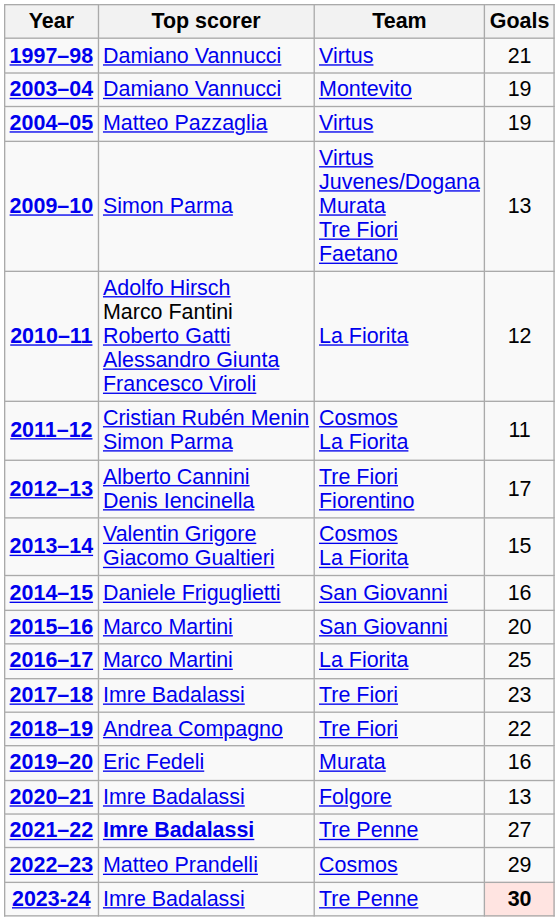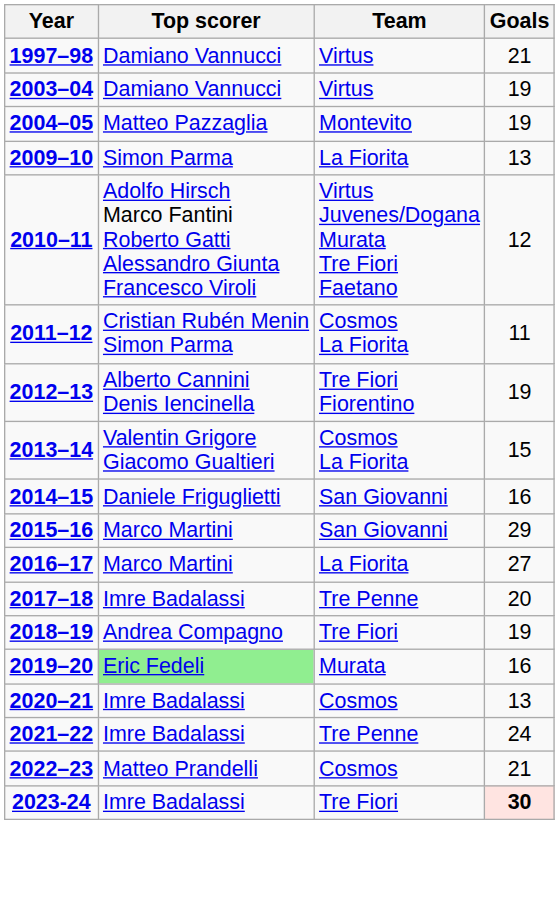(366, 89) Montevito -> (346, 89) Virtus
(346, 123) Virtus -> (366, 123) Montevito
(399, 205) Virtus Juvenes/Dogana Murata Tre Fiori Faetano -> (364, 157) La Fiorita
(364, 336) La Fiorita -> (399, 239) Virtus Juvenes/Dogana Murata Tre Fiori Faetano
(520, 488) 17 -> (520, 392) 19
(520, 626) 20 -> (520, 530) 29
(520, 660) 25 -> (520, 564) 27
(359, 694) Tre Fiori -> (369, 598) Tre Penne
(520, 694) 23 -> (520, 598) 20
(520, 728) 22 -> (520, 632) 19
(154, 762) no background -> (154, 666) lightgreen background
(355, 796) Folgore -> (358, 700) Cosmos
(179, 830) bold -> (174, 734) normal
(520, 830) 27 -> (520, 734) 24
(520, 864) 29 -> (520, 768) 21
(369, 898) Tre Penne -> (359, 802) Tre Fiori
